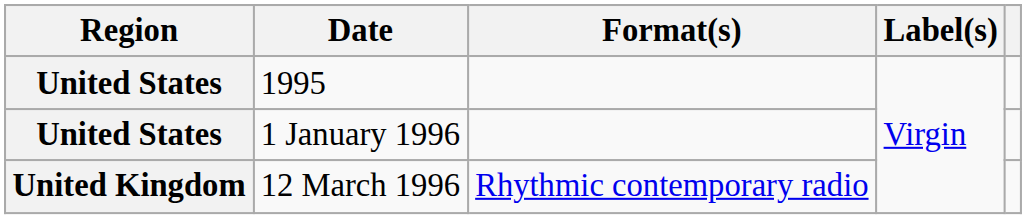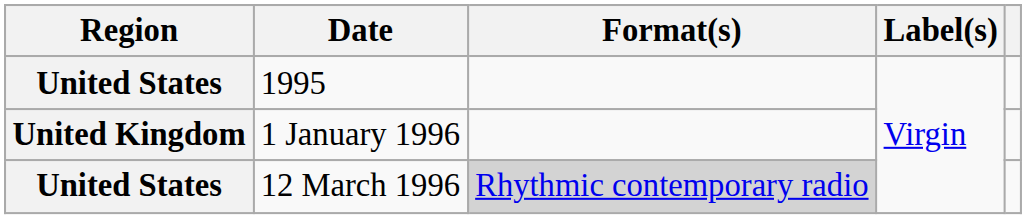(129, 133) United States -> (129, 133) United Kingdom
(129, 185) United Kingdom -> (129, 185) United States
(672, 185) no background -> (672, 185) lightgrey background
